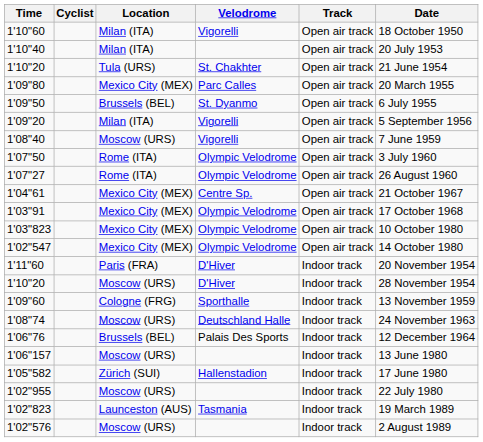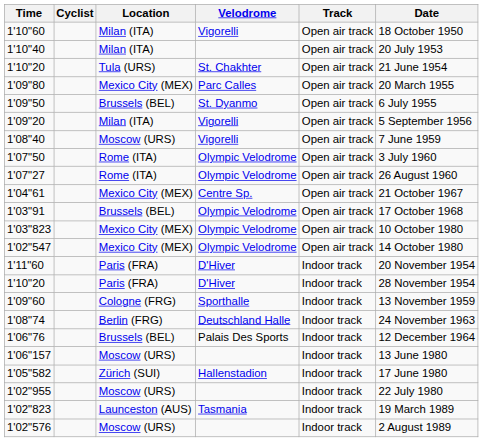(146, 211) Mexico City (MEX) -> (137, 211) Brussels (BEL)
(137, 283) Moscow (URS) -> (128, 283) Paris (FRA)
(137, 319) Moscow (URS) -> (131, 319) Berlin (FRG)
